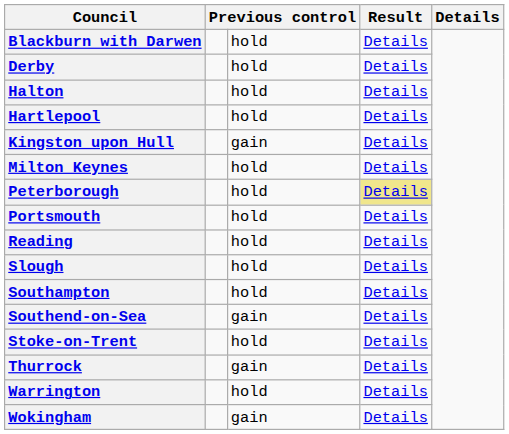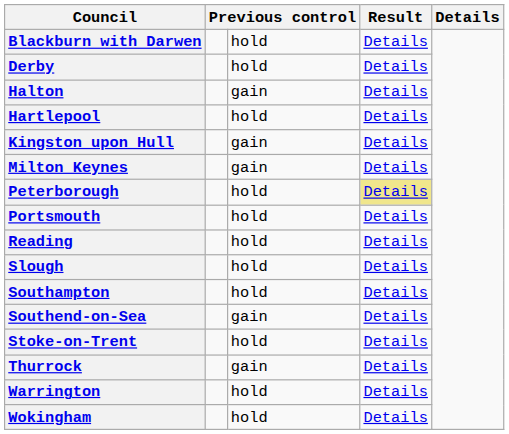(249, 92) hold -> (249, 92) gain
(249, 167) hold -> (249, 167) gain
(249, 417) gain -> (249, 417) hold
